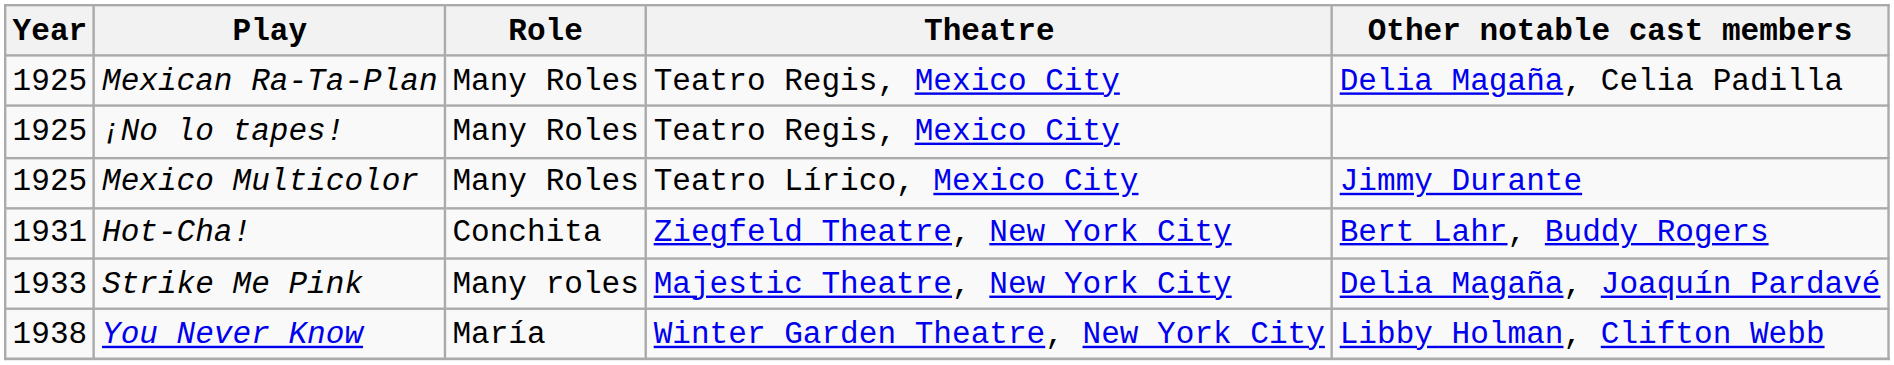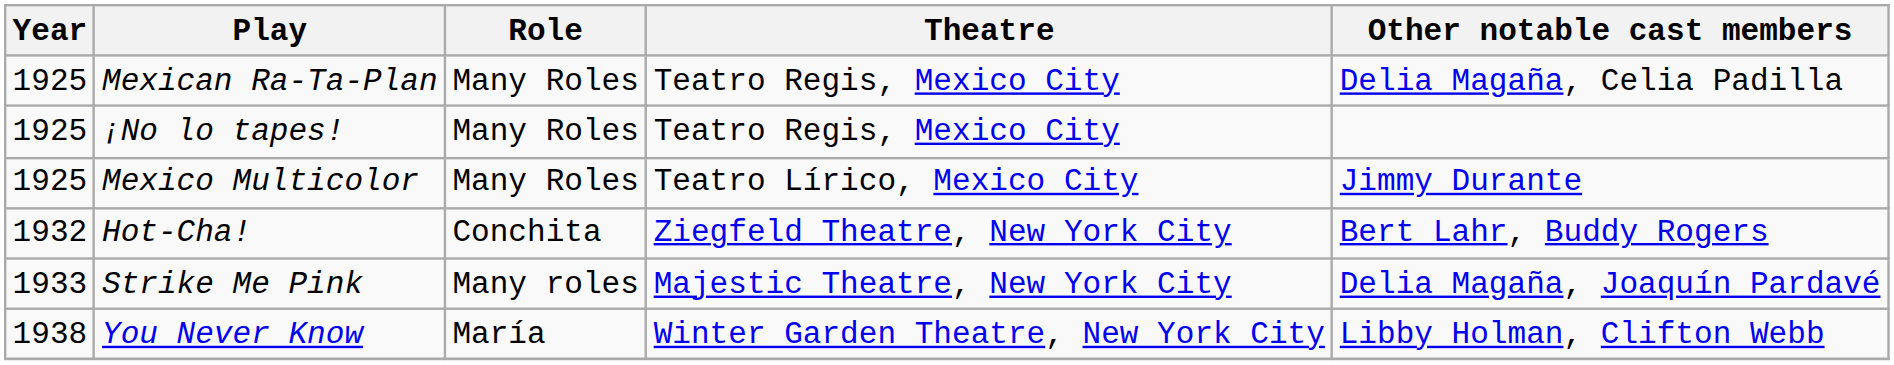(50, 233) 1931 -> (50, 233) 1932
